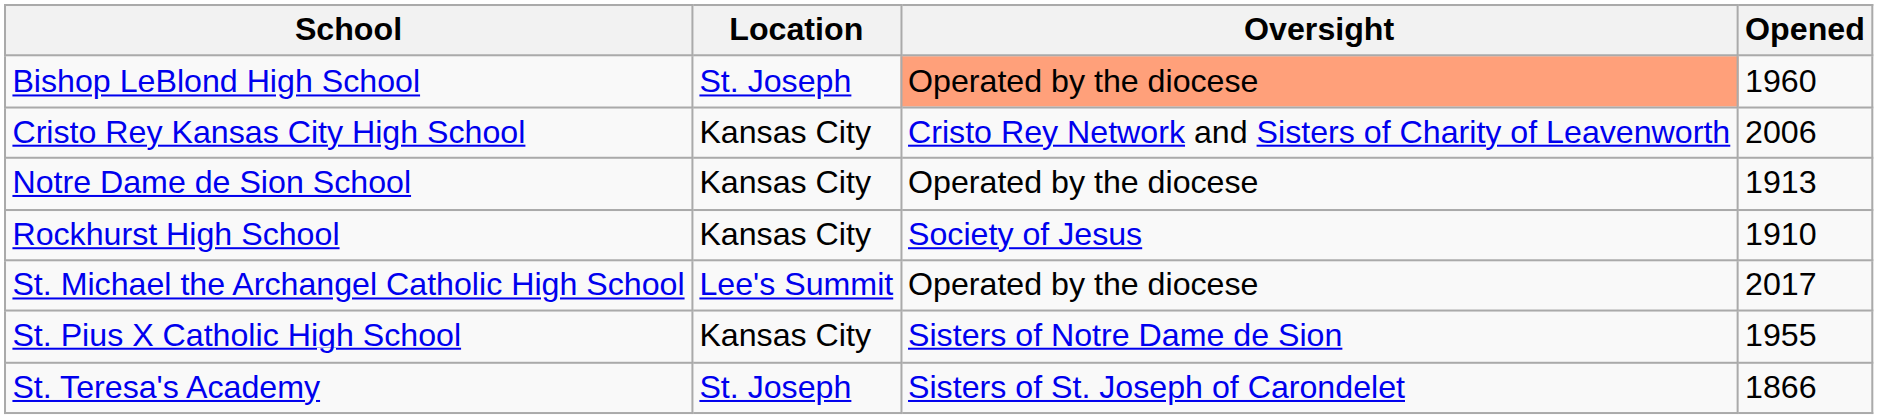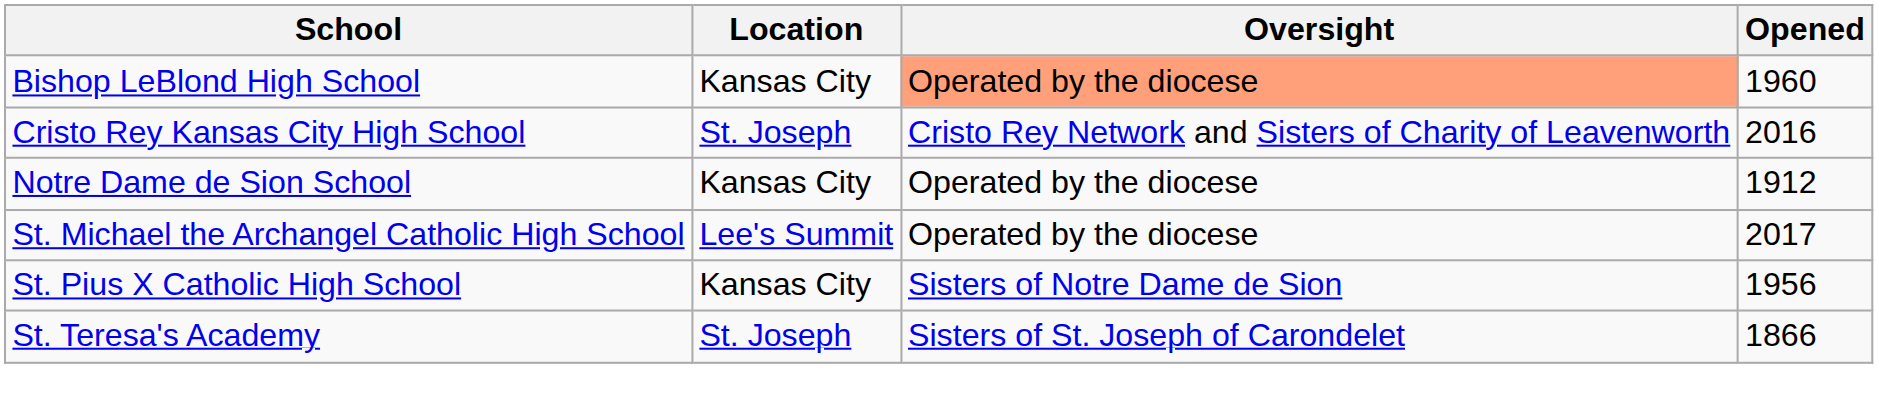(775, 81) St. Joseph -> (785, 81) Kansas City
(785, 132) Kansas City -> (775, 132) St. Joseph
(1781, 132) 2006 -> (1781, 132) 2016
(1781, 183) 1913 -> (1781, 183) 1912
- row: (176, 234)
(1781, 336) 1955 -> (1781, 285) 1956
